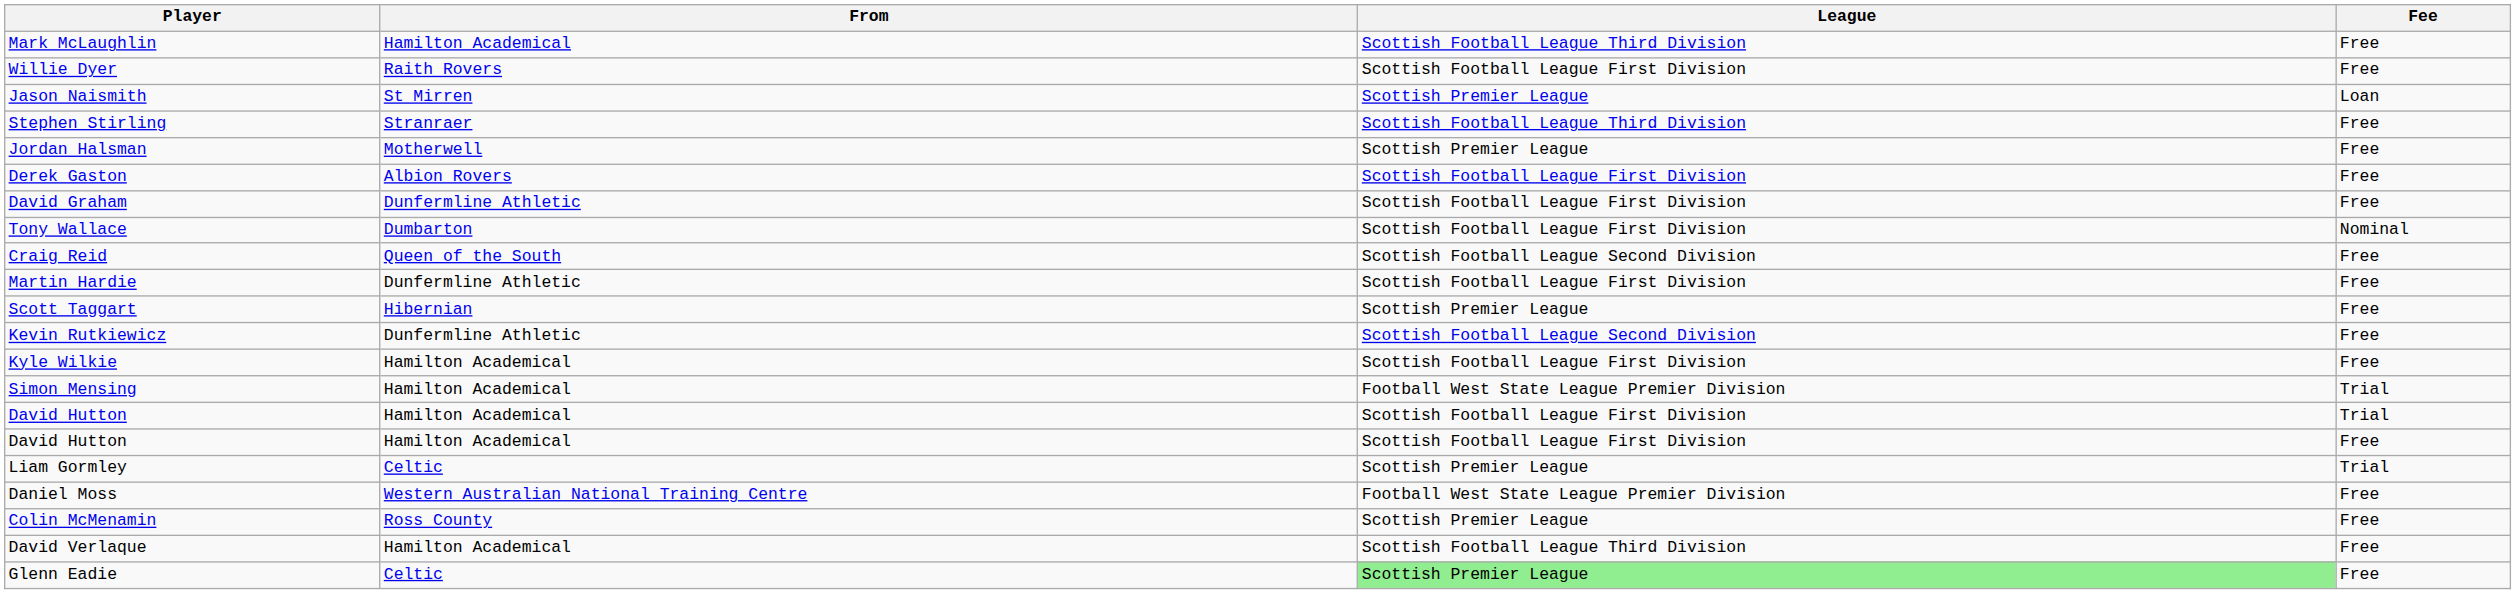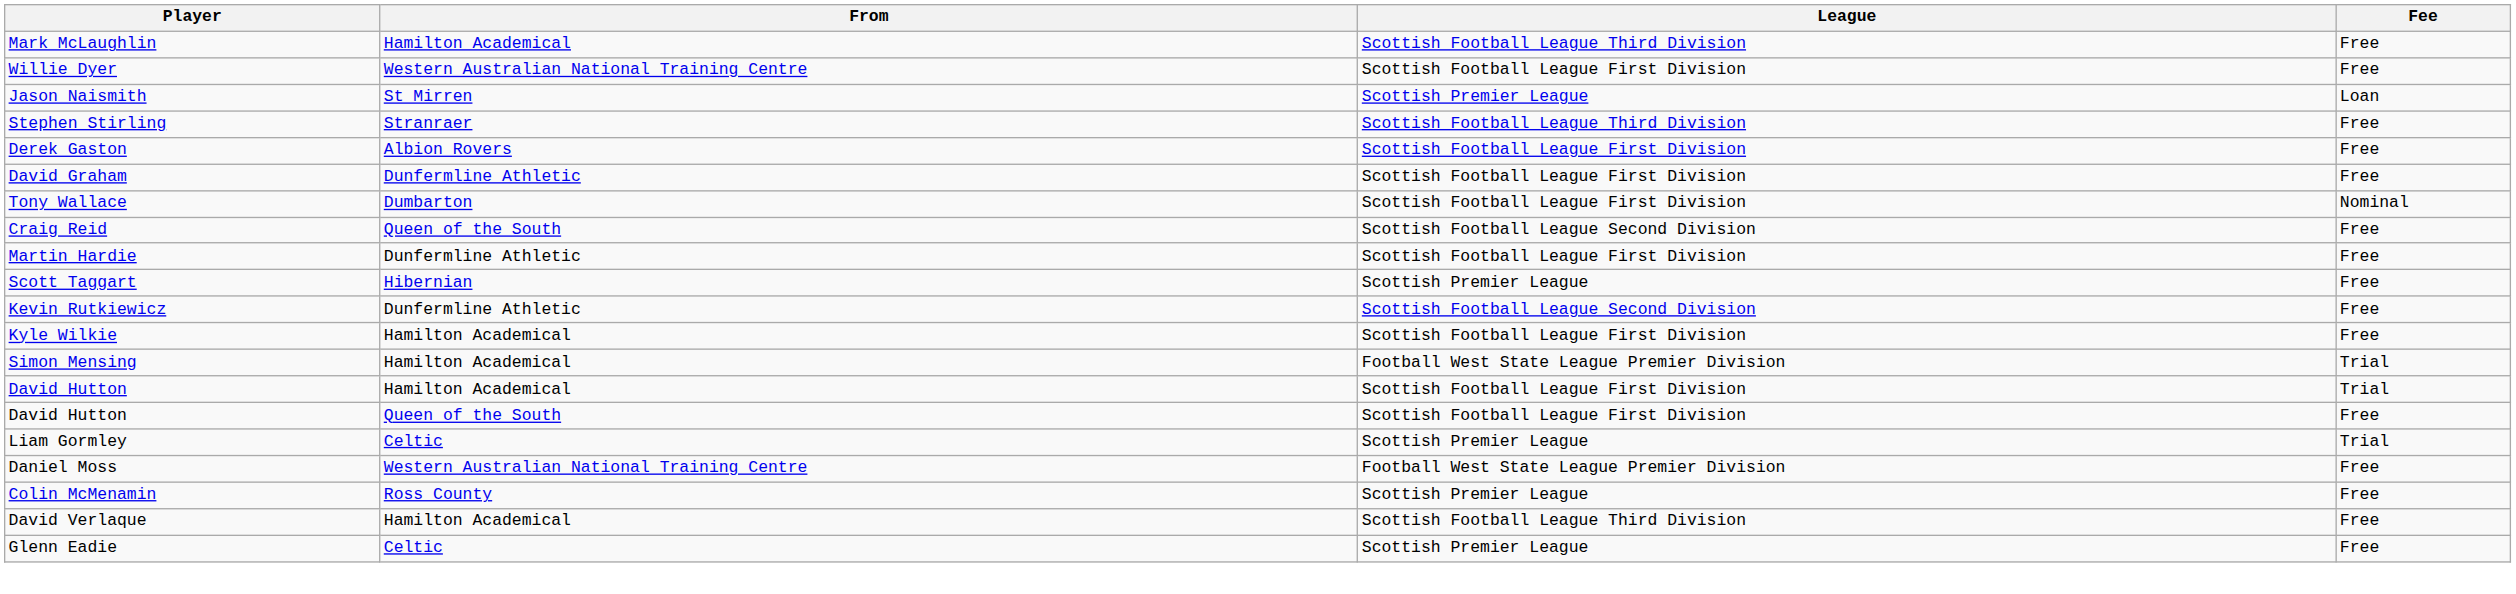(443, 71) Raith Rovers -> (596, 71) Western Australian National Training Centre
- row: (78, 151)
(477, 443) Hamilton Academical -> (472, 416) Queen of the South
(1475, 575) lightgreen background -> (1475, 549) no background
